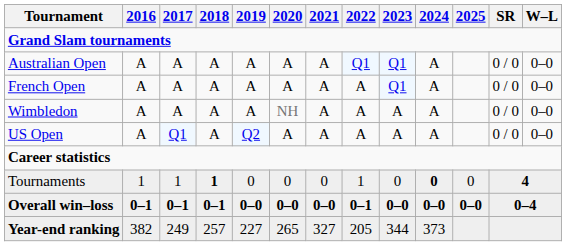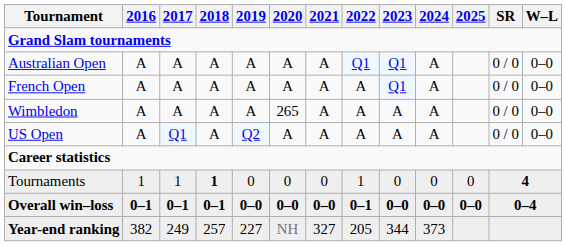(288, 110) NH -> (288, 110) 265
(434, 181) bold -> (434, 181) normal
(288, 228) 265 -> (288, 228) NH
